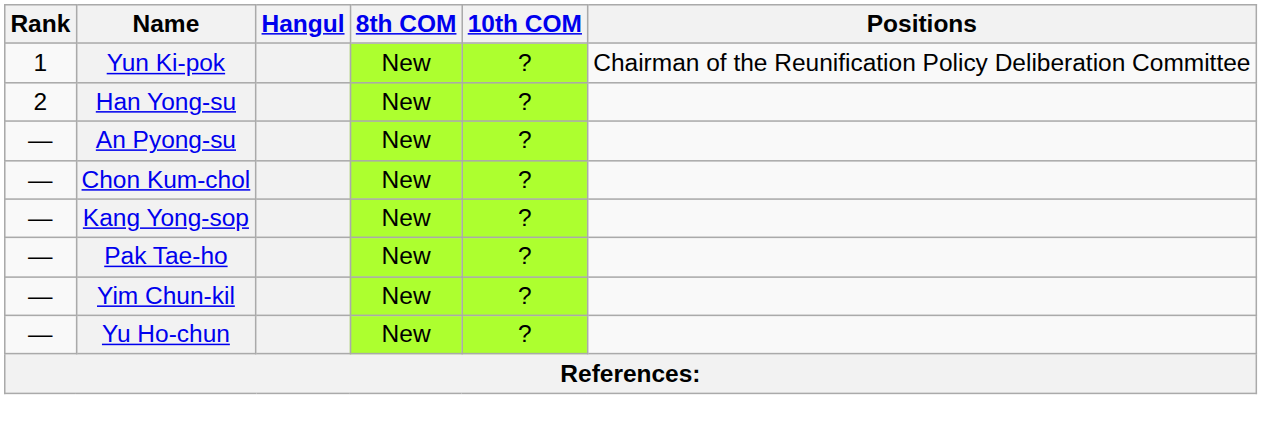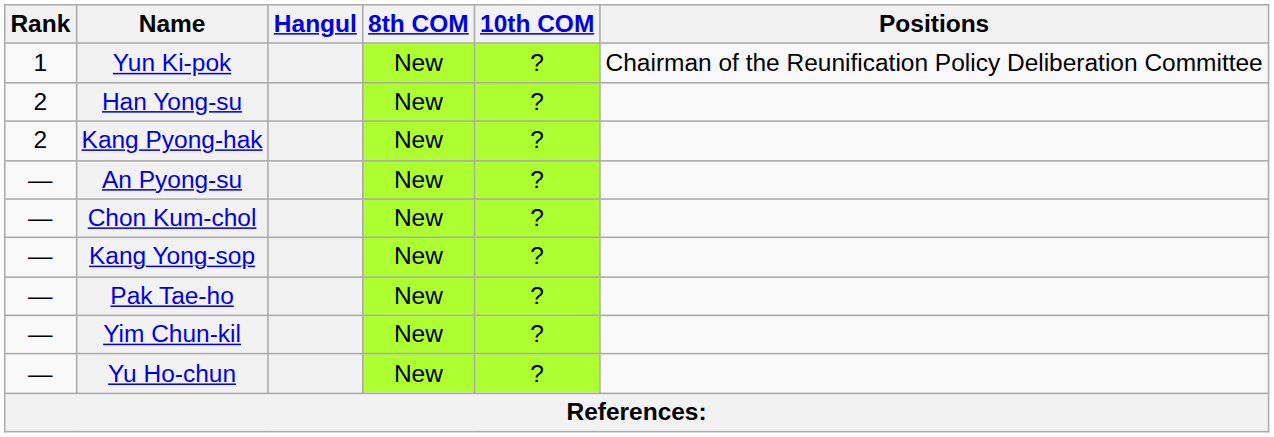+ row: (172, 140)
